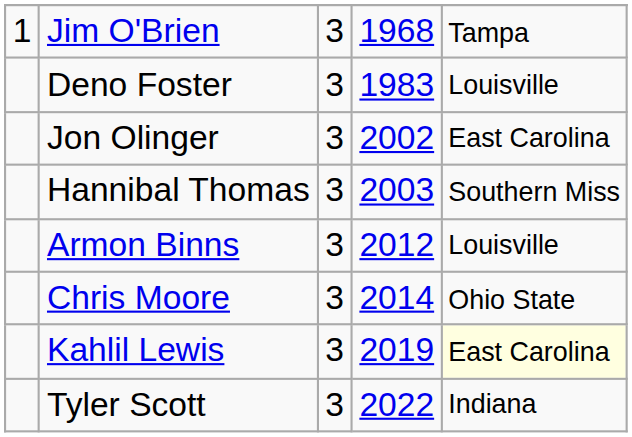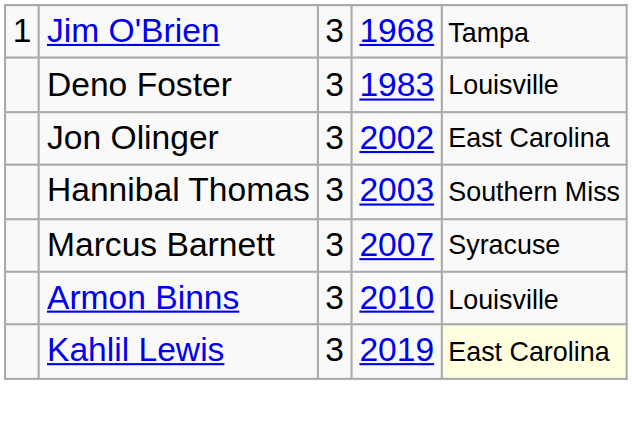+ row: (161, 244)
(397, 244) 2012 -> (397, 297) 2010
- row: (138, 297)
- row: (126, 404)
